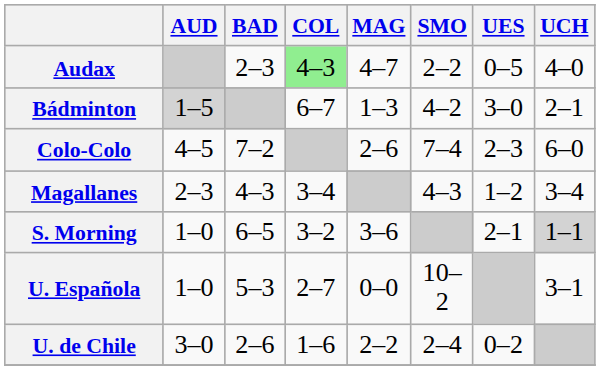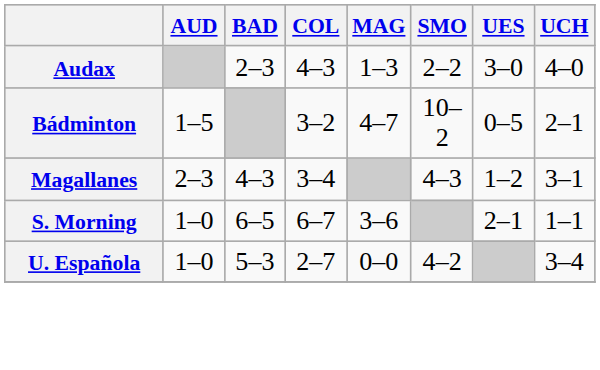(316, 66) lightgreen background -> (316, 66) no background
(379, 66) 4–7 -> (379, 66) 1–3
(503, 66) 0–5 -> (503, 66) 3–0
(194, 107) lightgrey background -> (194, 122) no background
(316, 107) 6–7 -> (316, 122) 3–2
(379, 107) 1–3 -> (379, 122) 4–7
(442, 107) 4–2 -> (442, 122) 10–2
(503, 107) 3–0 -> (503, 122) 0–5
- row: (84, 150)
(564, 190) 3–4 -> (564, 178) 3–1
(316, 231) 3–2 -> (316, 219) 6–7
(564, 231) lightgrey background -> (564, 219) no background
(442, 288) 10–2 -> (442, 261) 4–2
(564, 288) 3–1 -> (564, 261) 3–4
- row: (84, 345)
